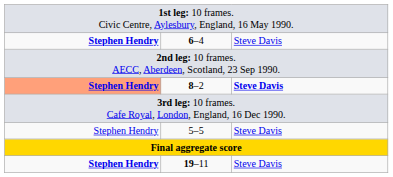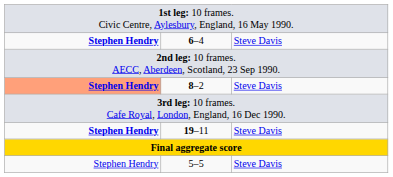(258, 86) bold -> (258, 86) normal
rows swapped: (196, 131) <-> (196, 164)
